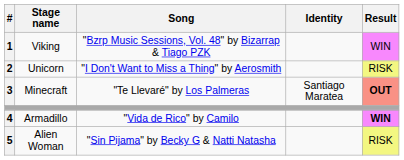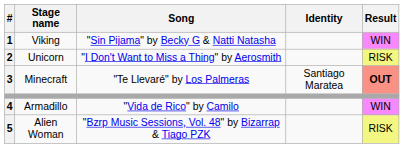(181, 46) "Bzrp Music Sessions, Vol. 48" by Bizarrap & Tiago PZK -> (181, 40) "Sin Pijama" by Becky G & Natti Natasha
(381, 118) bold -> (381, 106) normal
(181, 140) "Sin Pijama" by Becky G & Natti Natasha -> (181, 129) "Bzrp Music Sessions, Vol. 48" by Bizarrap & Tiago PZK
